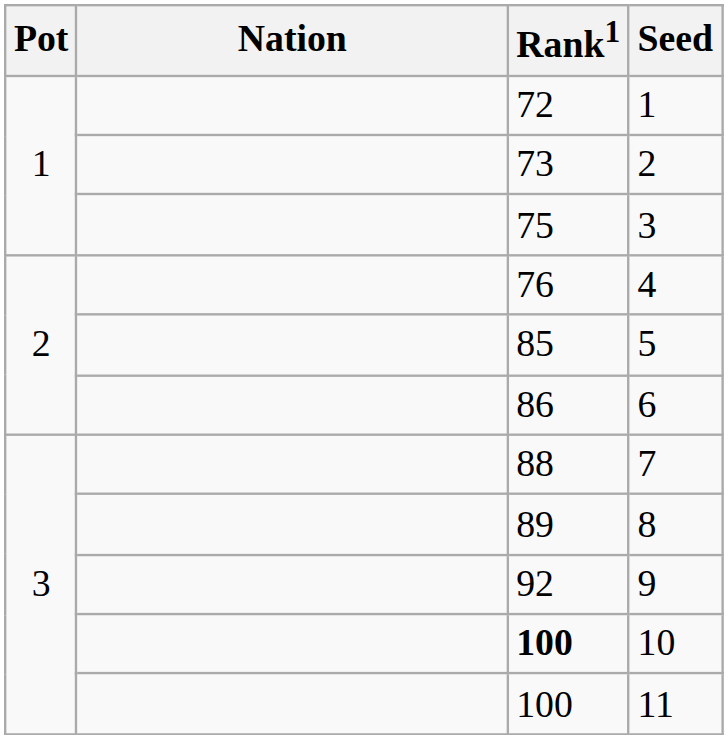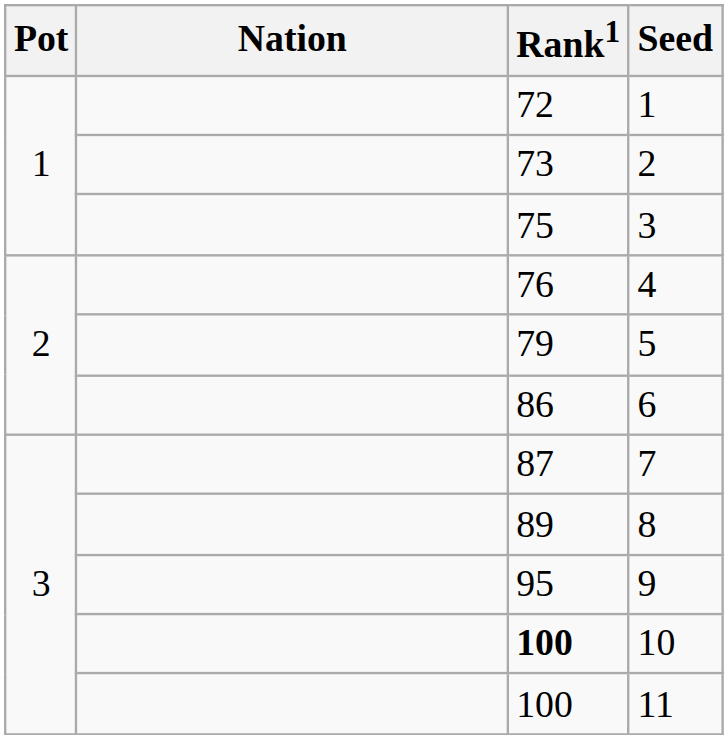(535, 344) 85 -> (535, 344) 79
(535, 463) 88 -> (535, 463) 87
(535, 583) 92 -> (535, 583) 95
